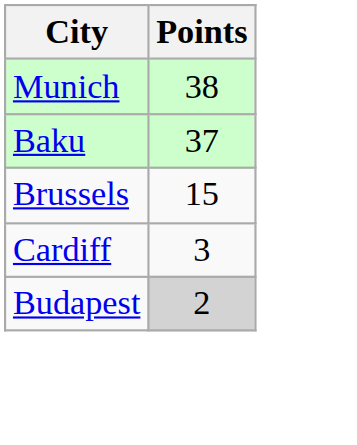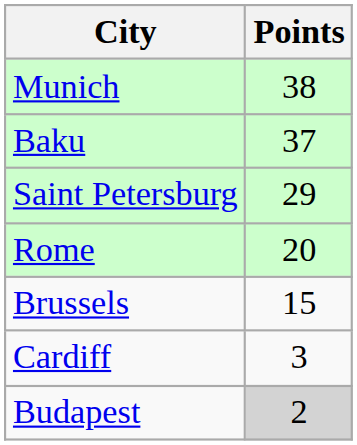+ row: (125, 194)
+ row: (54, 248)
